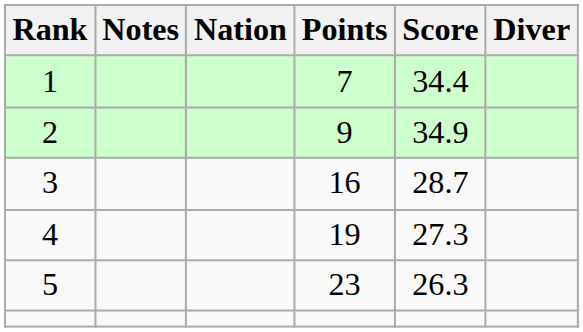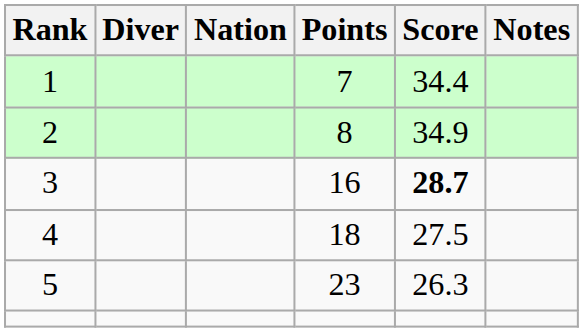columns swapped: (532, 30) <-> (141, 30)
(345, 132) 9 -> (345, 132) 8
(440, 183) normal -> (440, 183) bold
(345, 234) 19 -> (345, 234) 18
(440, 234) 27.3 -> (440, 234) 27.5
